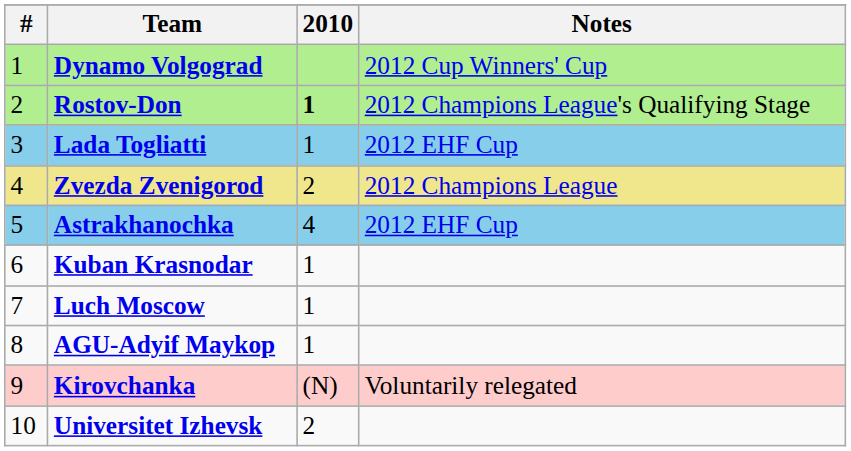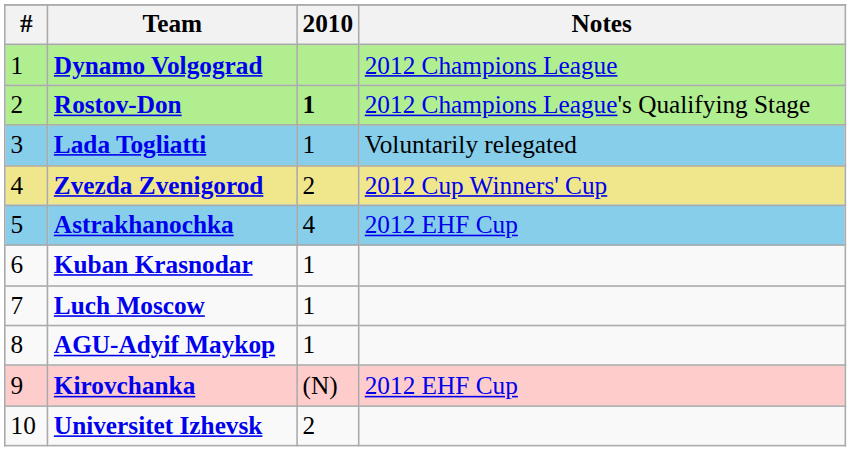(486, 64) 2012 Cup Winners' Cup -> (491, 64) 2012 Champions League
(441, 144) 2012 EHF Cup -> (471, 144) Voluntarily relegated
(491, 184) 2012 Champions League -> (486, 184) 2012 Cup Winners' Cup
(471, 385) Voluntarily relegated -> (441, 385) 2012 EHF Cup
